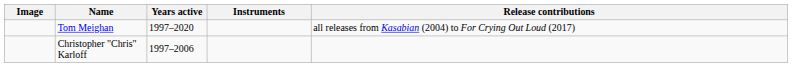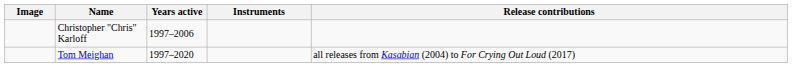rows swapped: (86, 28) <-> (97, 49)
